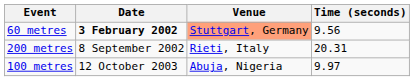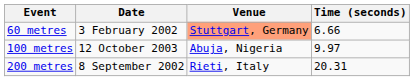(128, 31) bold -> (128, 31) normal
(327, 31) 9.56 -> (327, 31) 6.66
rows swapped: (40, 67) <-> (40, 49)
